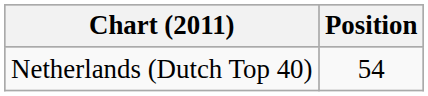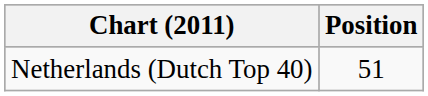(371, 68) 54 -> (371, 68) 51
